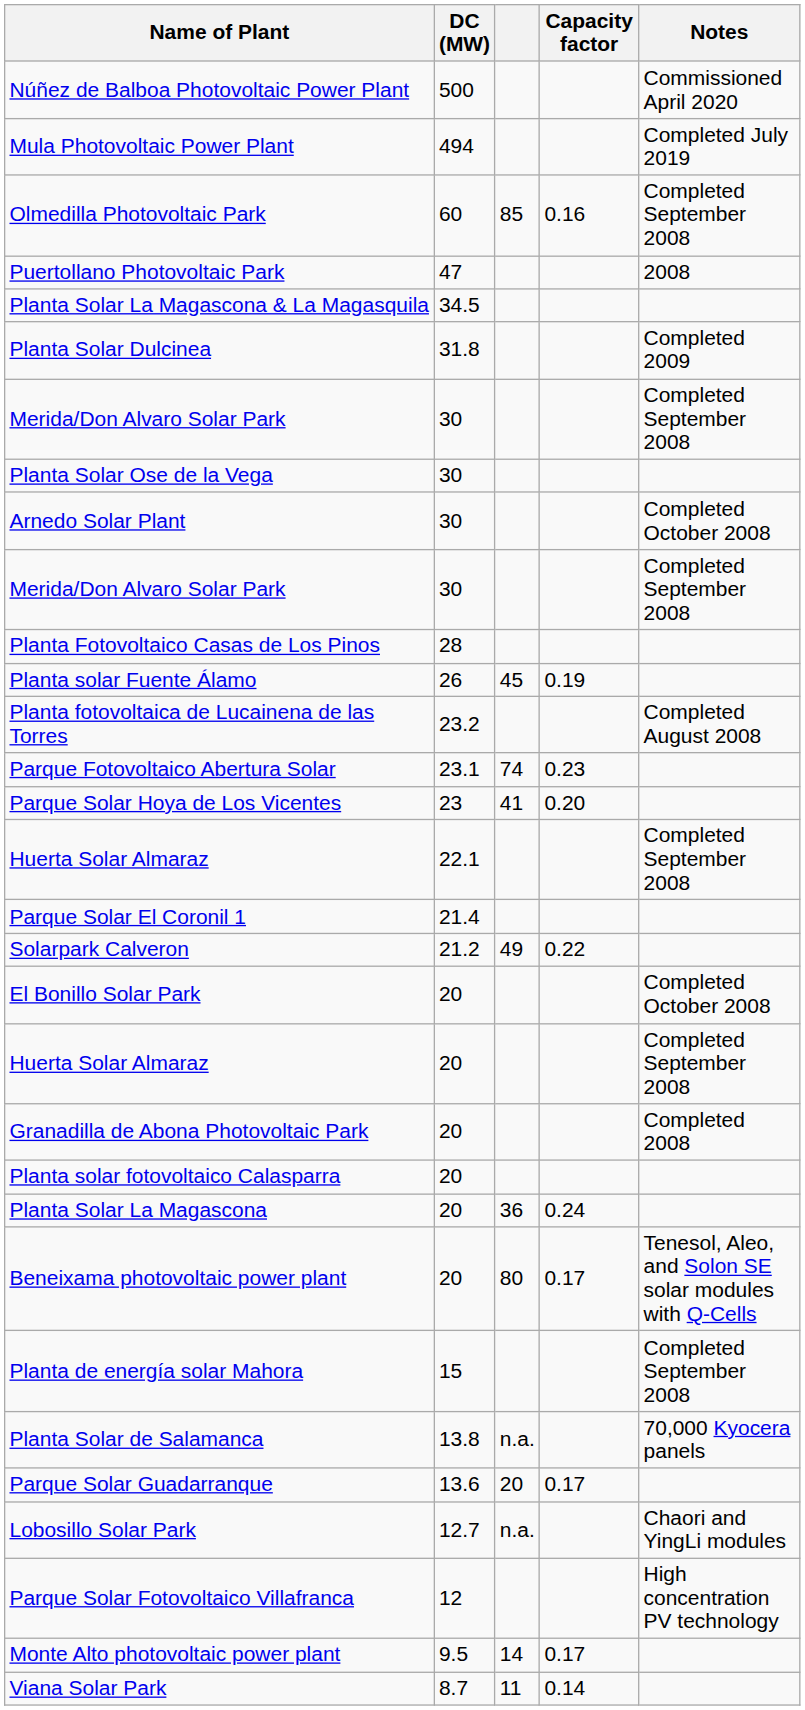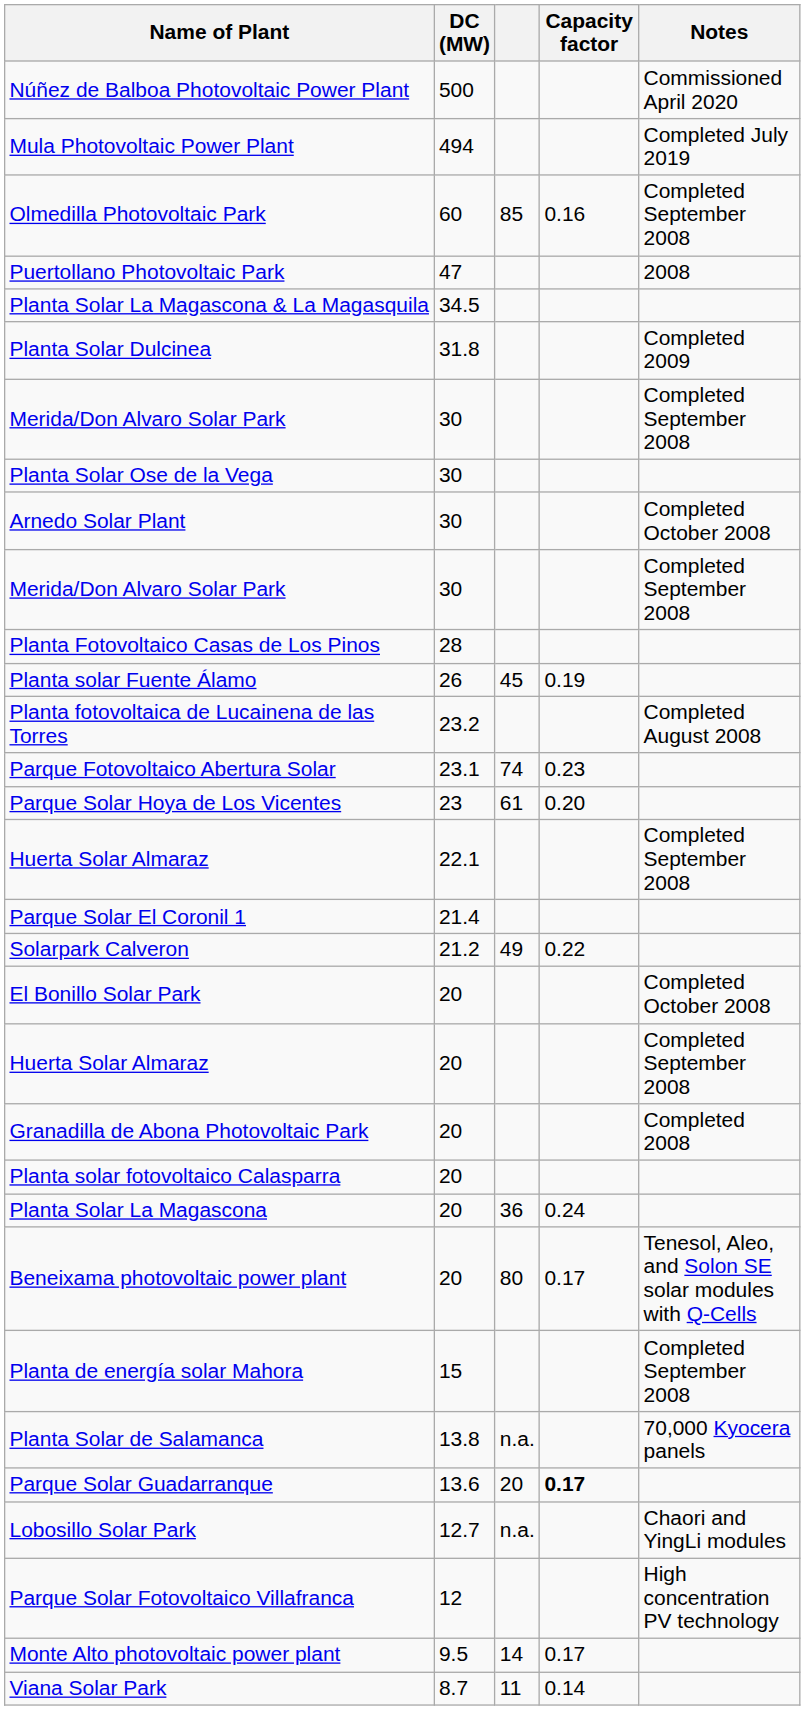(511, 802) 41 -> (511, 802) 61
(565, 1484) normal -> (565, 1484) bold
